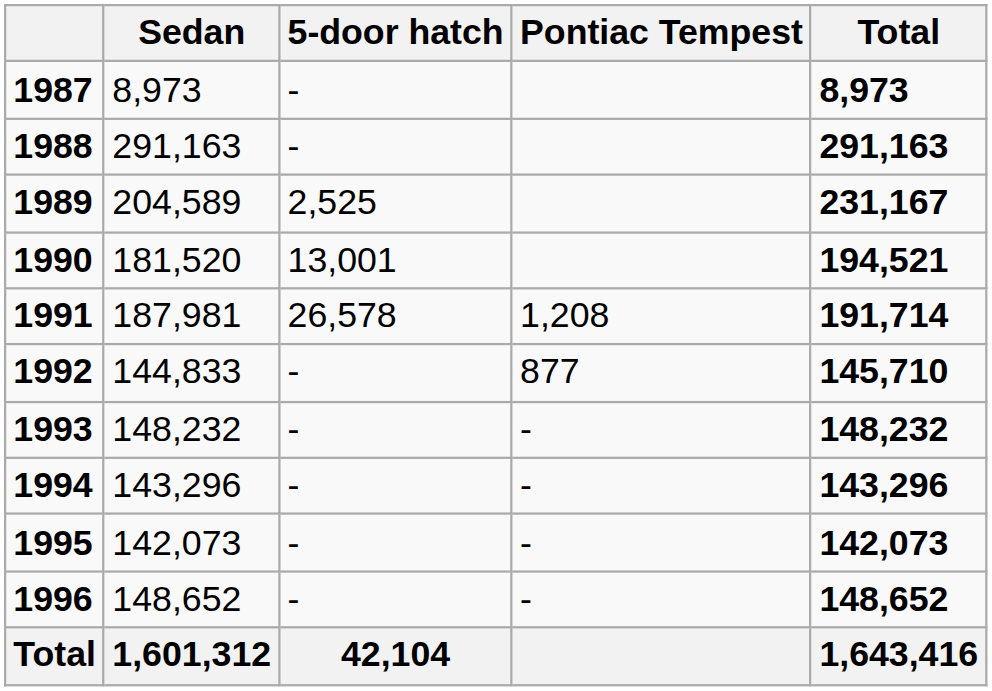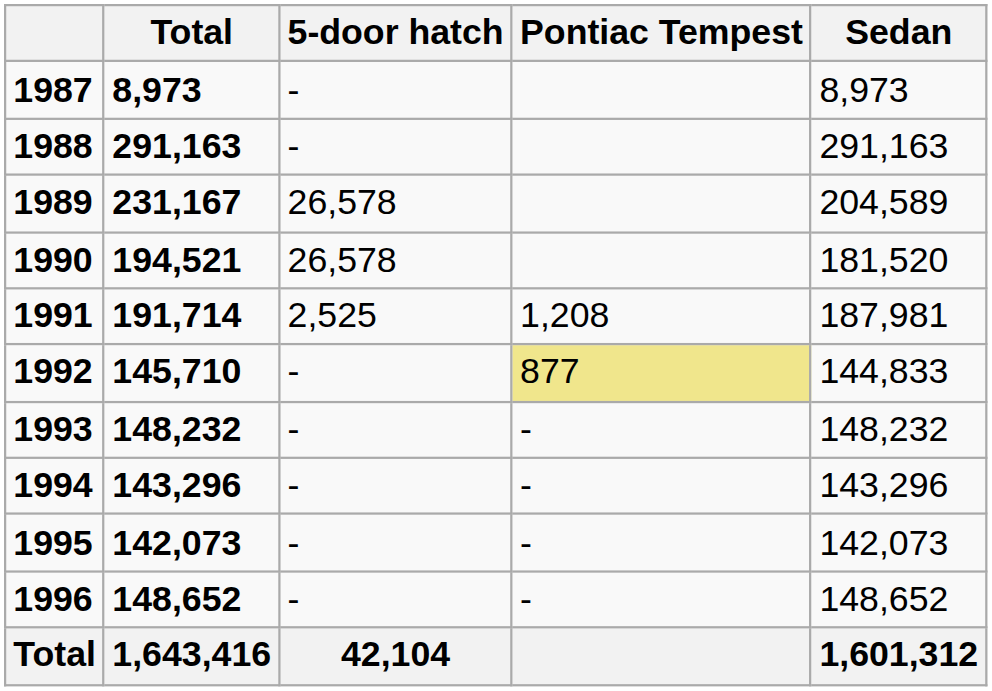columns swapped: (192, 32) <-> (899, 32)
(332, 202) 2,525 -> (342, 202) 26,578
(342, 259) 13,001 -> (342, 259) 26,578
(342, 315) 26,578 -> (332, 315) 2,525
(550, 372) no background -> (550, 372) khaki background
